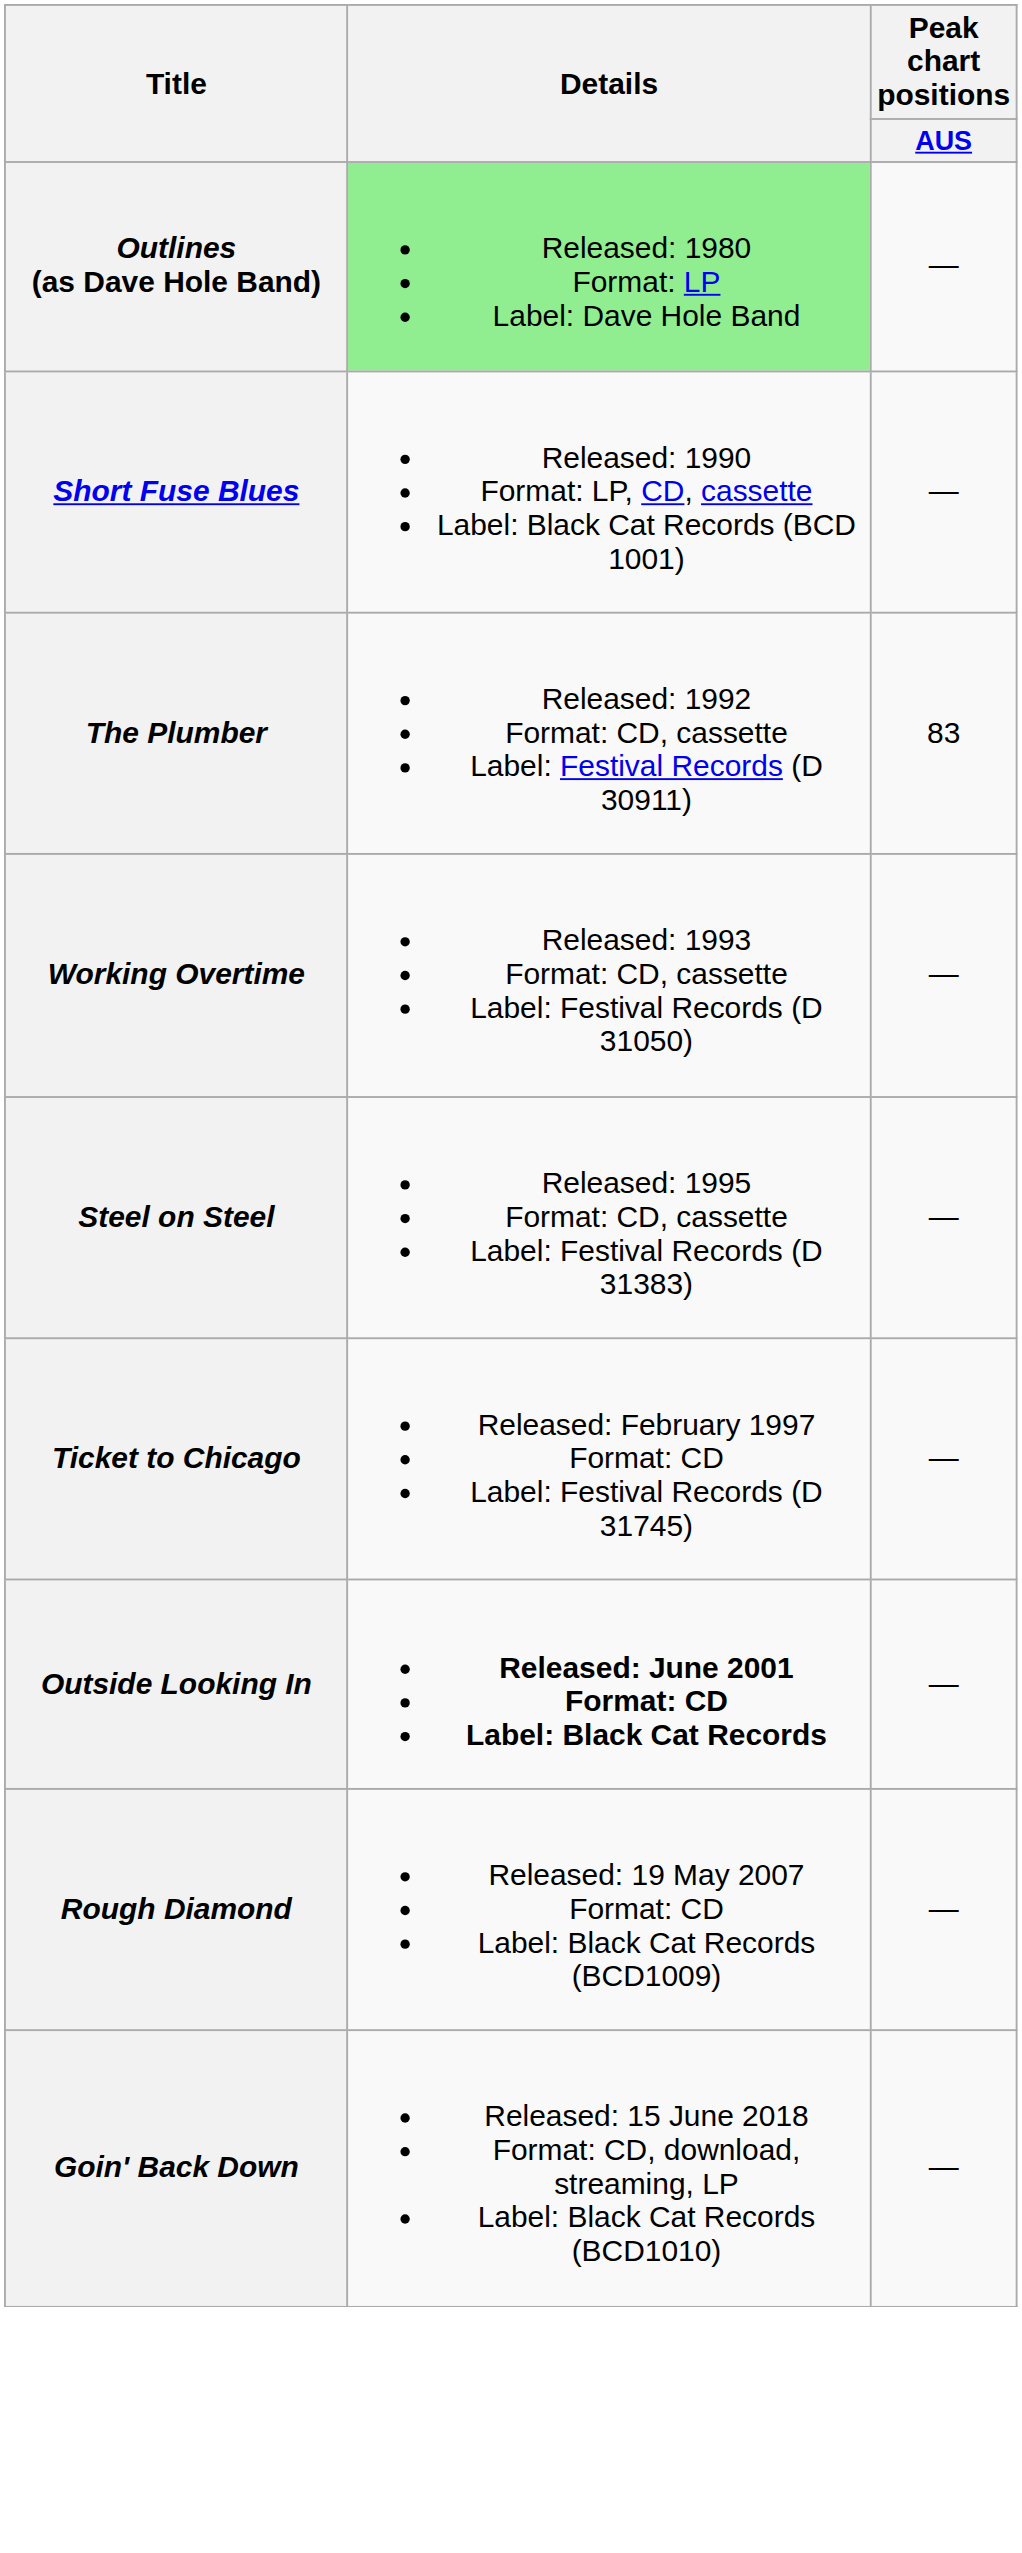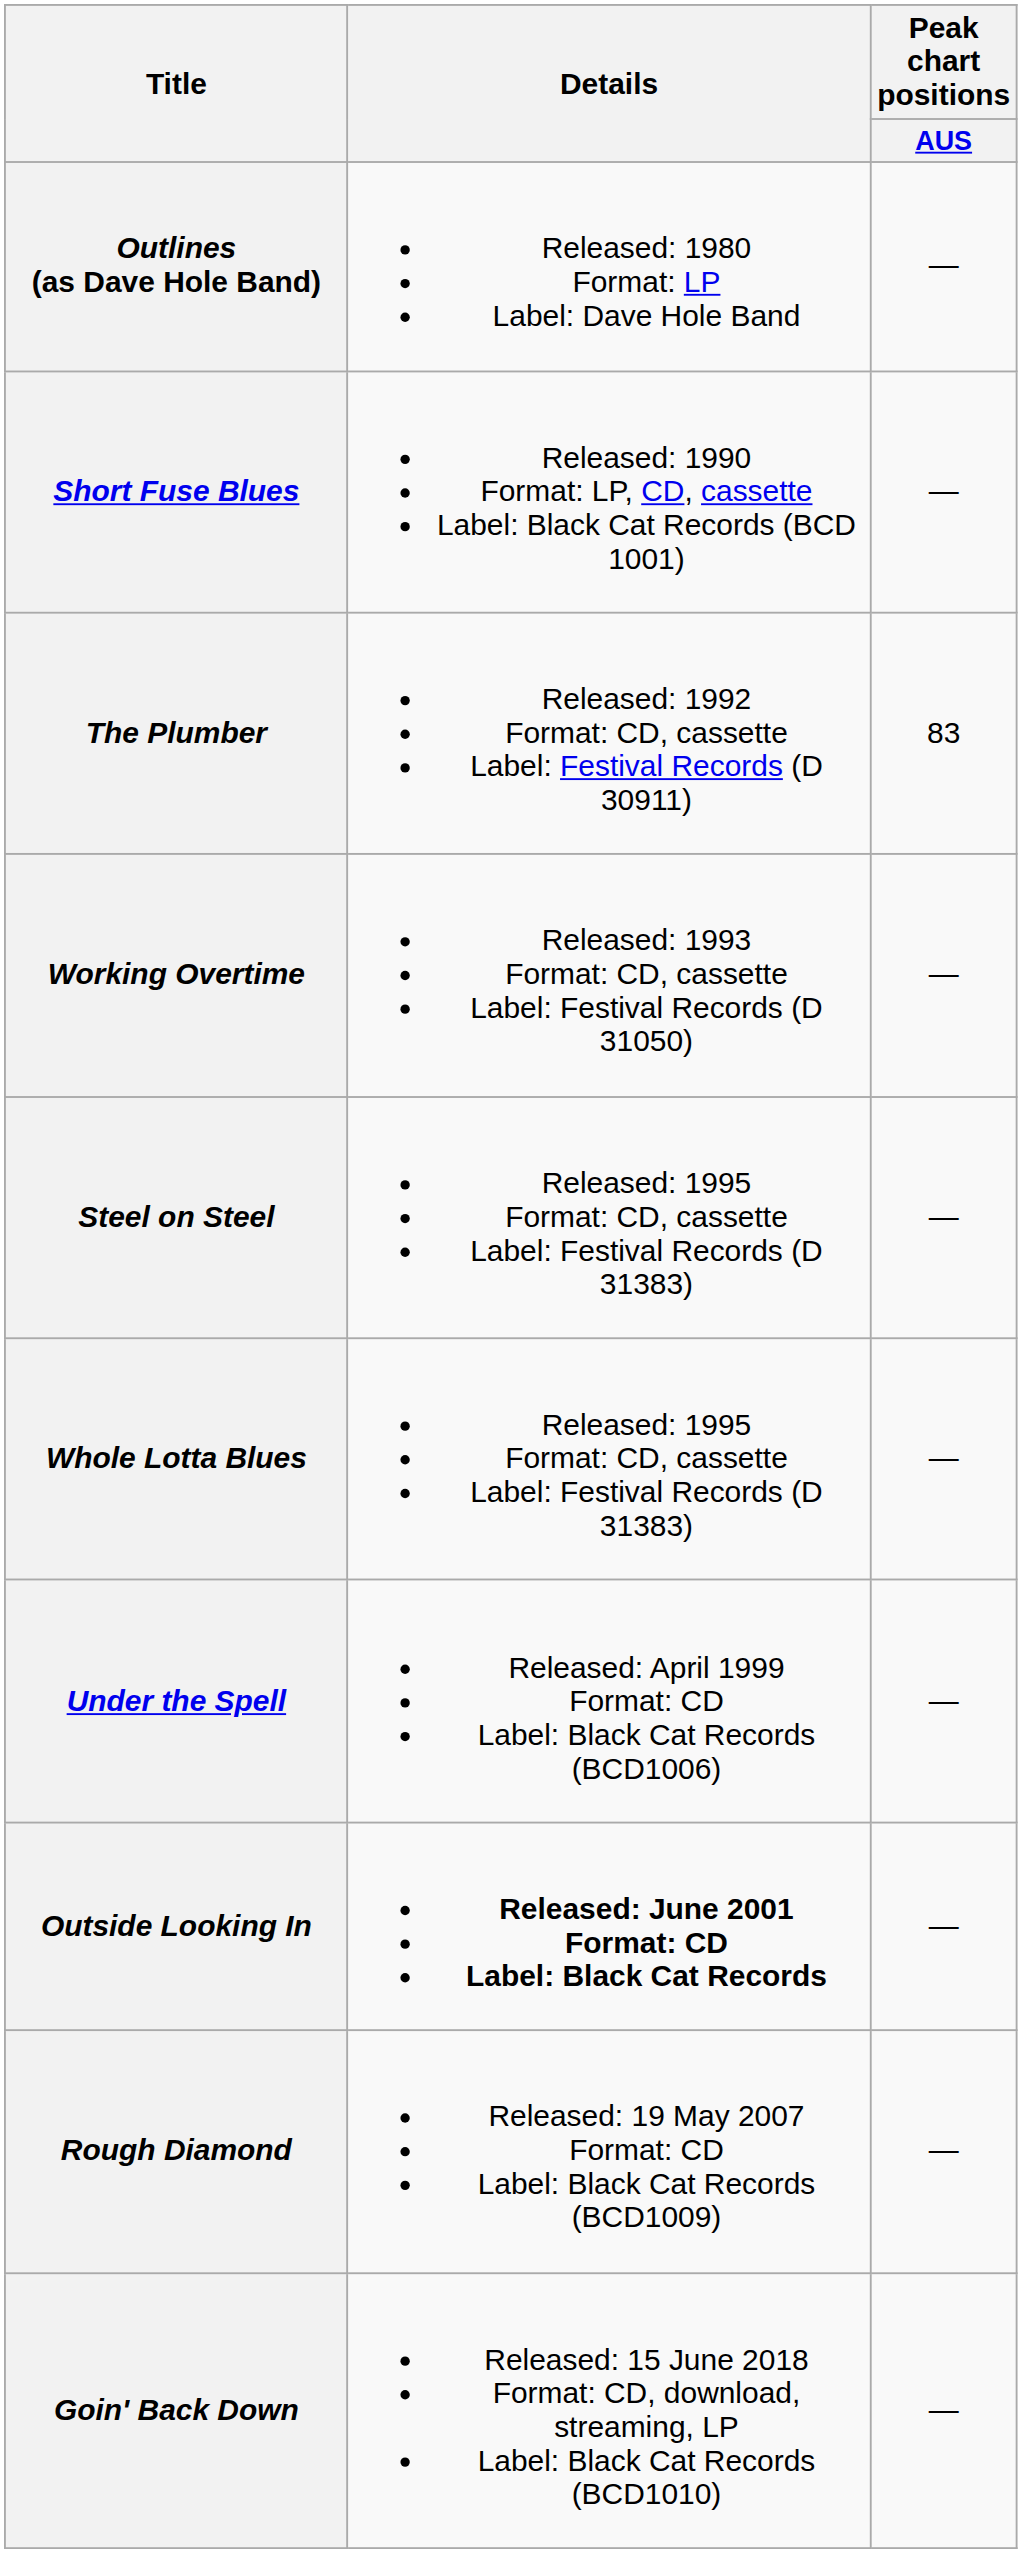(609, 283) lightgreen background -> (609, 283) no background
+ row: (176, 1458)
- row: (176, 1458)
+ row: (176, 1700)
